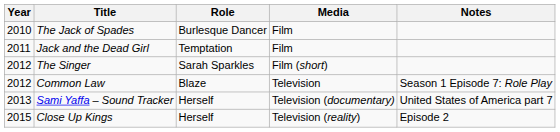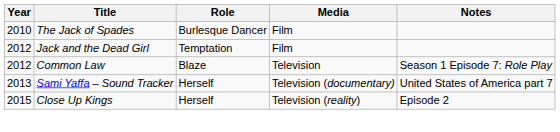(19, 48) 2011 -> (19, 48) 2012
- row: (64, 65)
